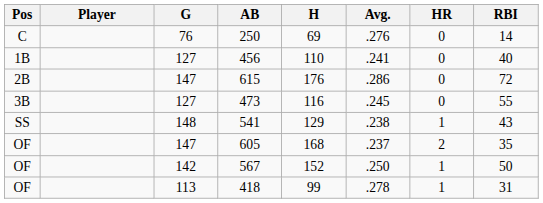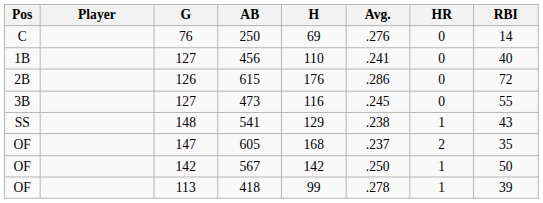(186, 79) 147 -> (186, 79) 126
(314, 166) 152 -> (314, 166) 142
(506, 187) 31 -> (506, 187) 39
